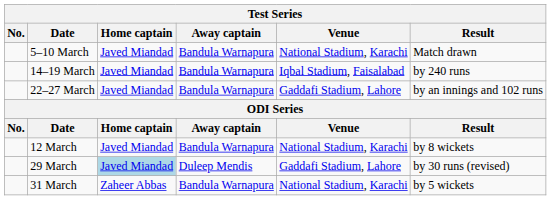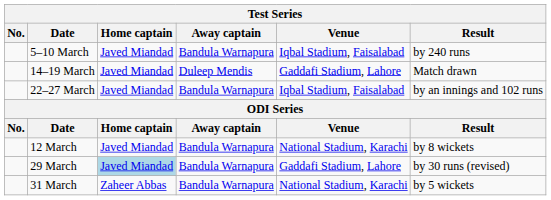(344, 52) National Stadium, Karachi -> (342, 52) Iqbal Stadium, Faisalabad
(445, 52) Match drawn -> (442, 52) by 240 runs
(226, 71) Bandula Warnapura -> (216, 71) Duleep Mendis
(342, 71) Iqbal Stadium, Faisalabad -> (340, 71) Gaddafi Stadium, Lahore
(442, 71) by 240 runs -> (445, 71) Match drawn
(340, 90) Gaddafi Stadium, Lahore -> (342, 90) Iqbal Stadium, Faisalabad
(216, 166) Duleep Mendis -> (226, 166) Bandula Warnapura
